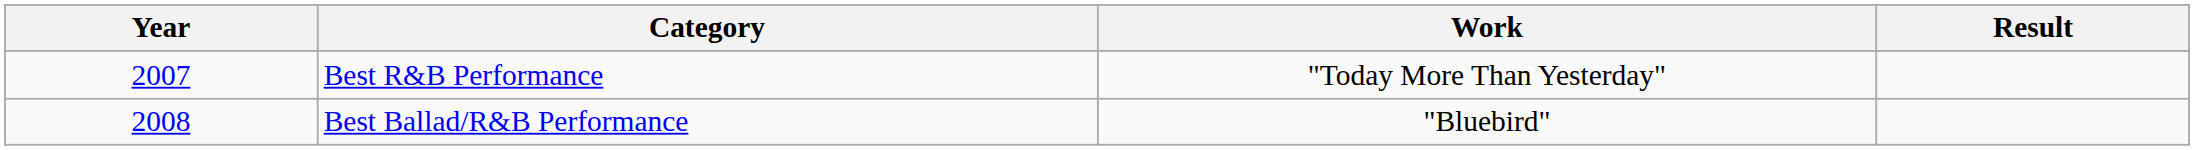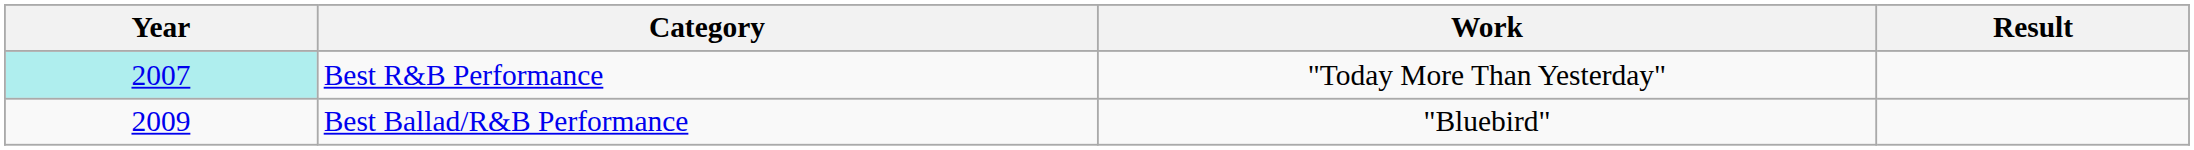(161, 74) no background -> (161, 74) paleturquoise background
(161, 121) 2008 -> (161, 121) 2009
